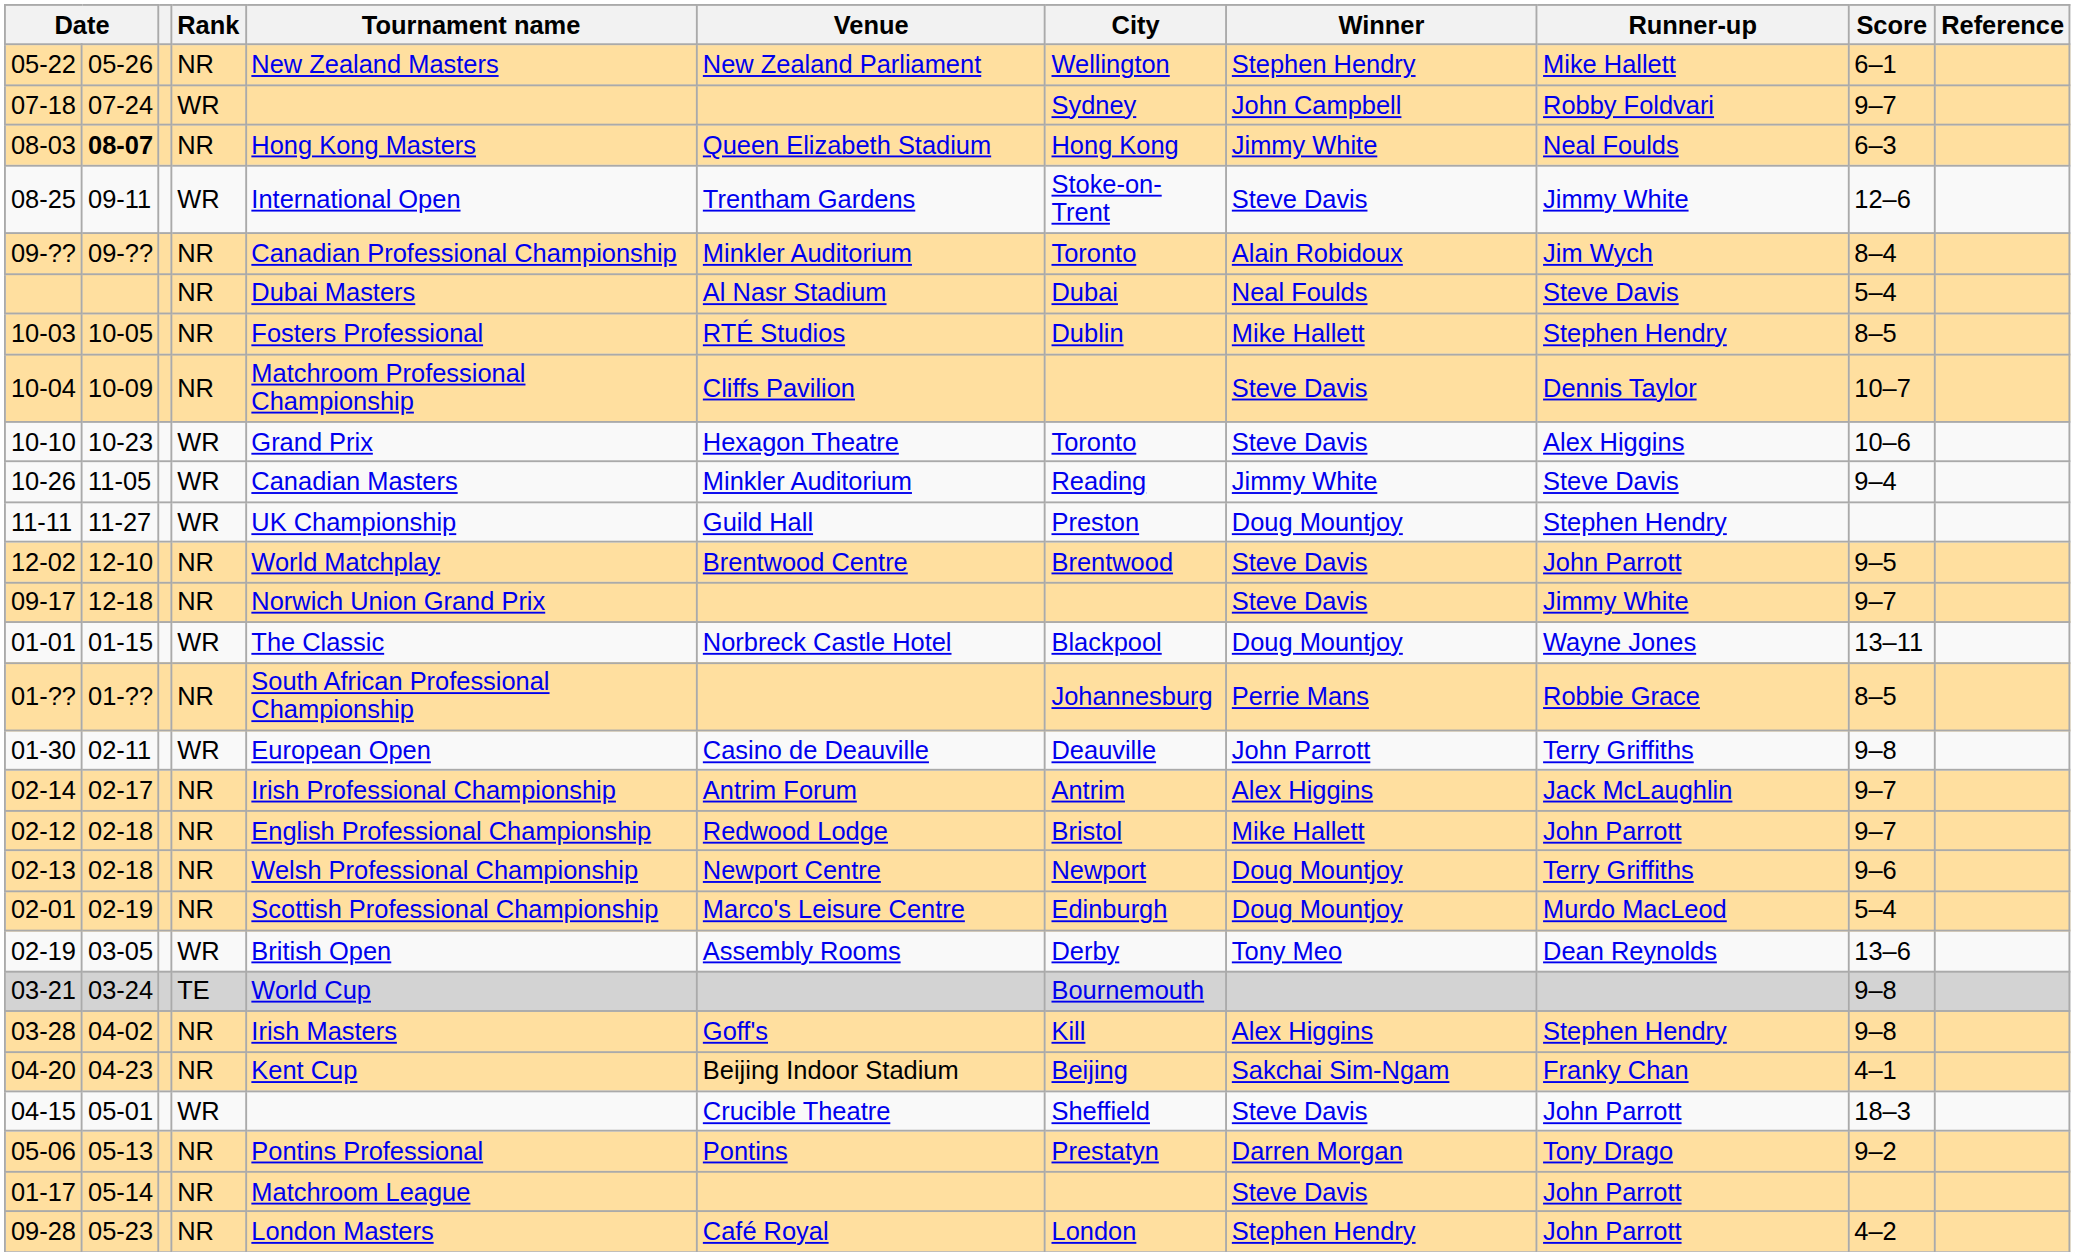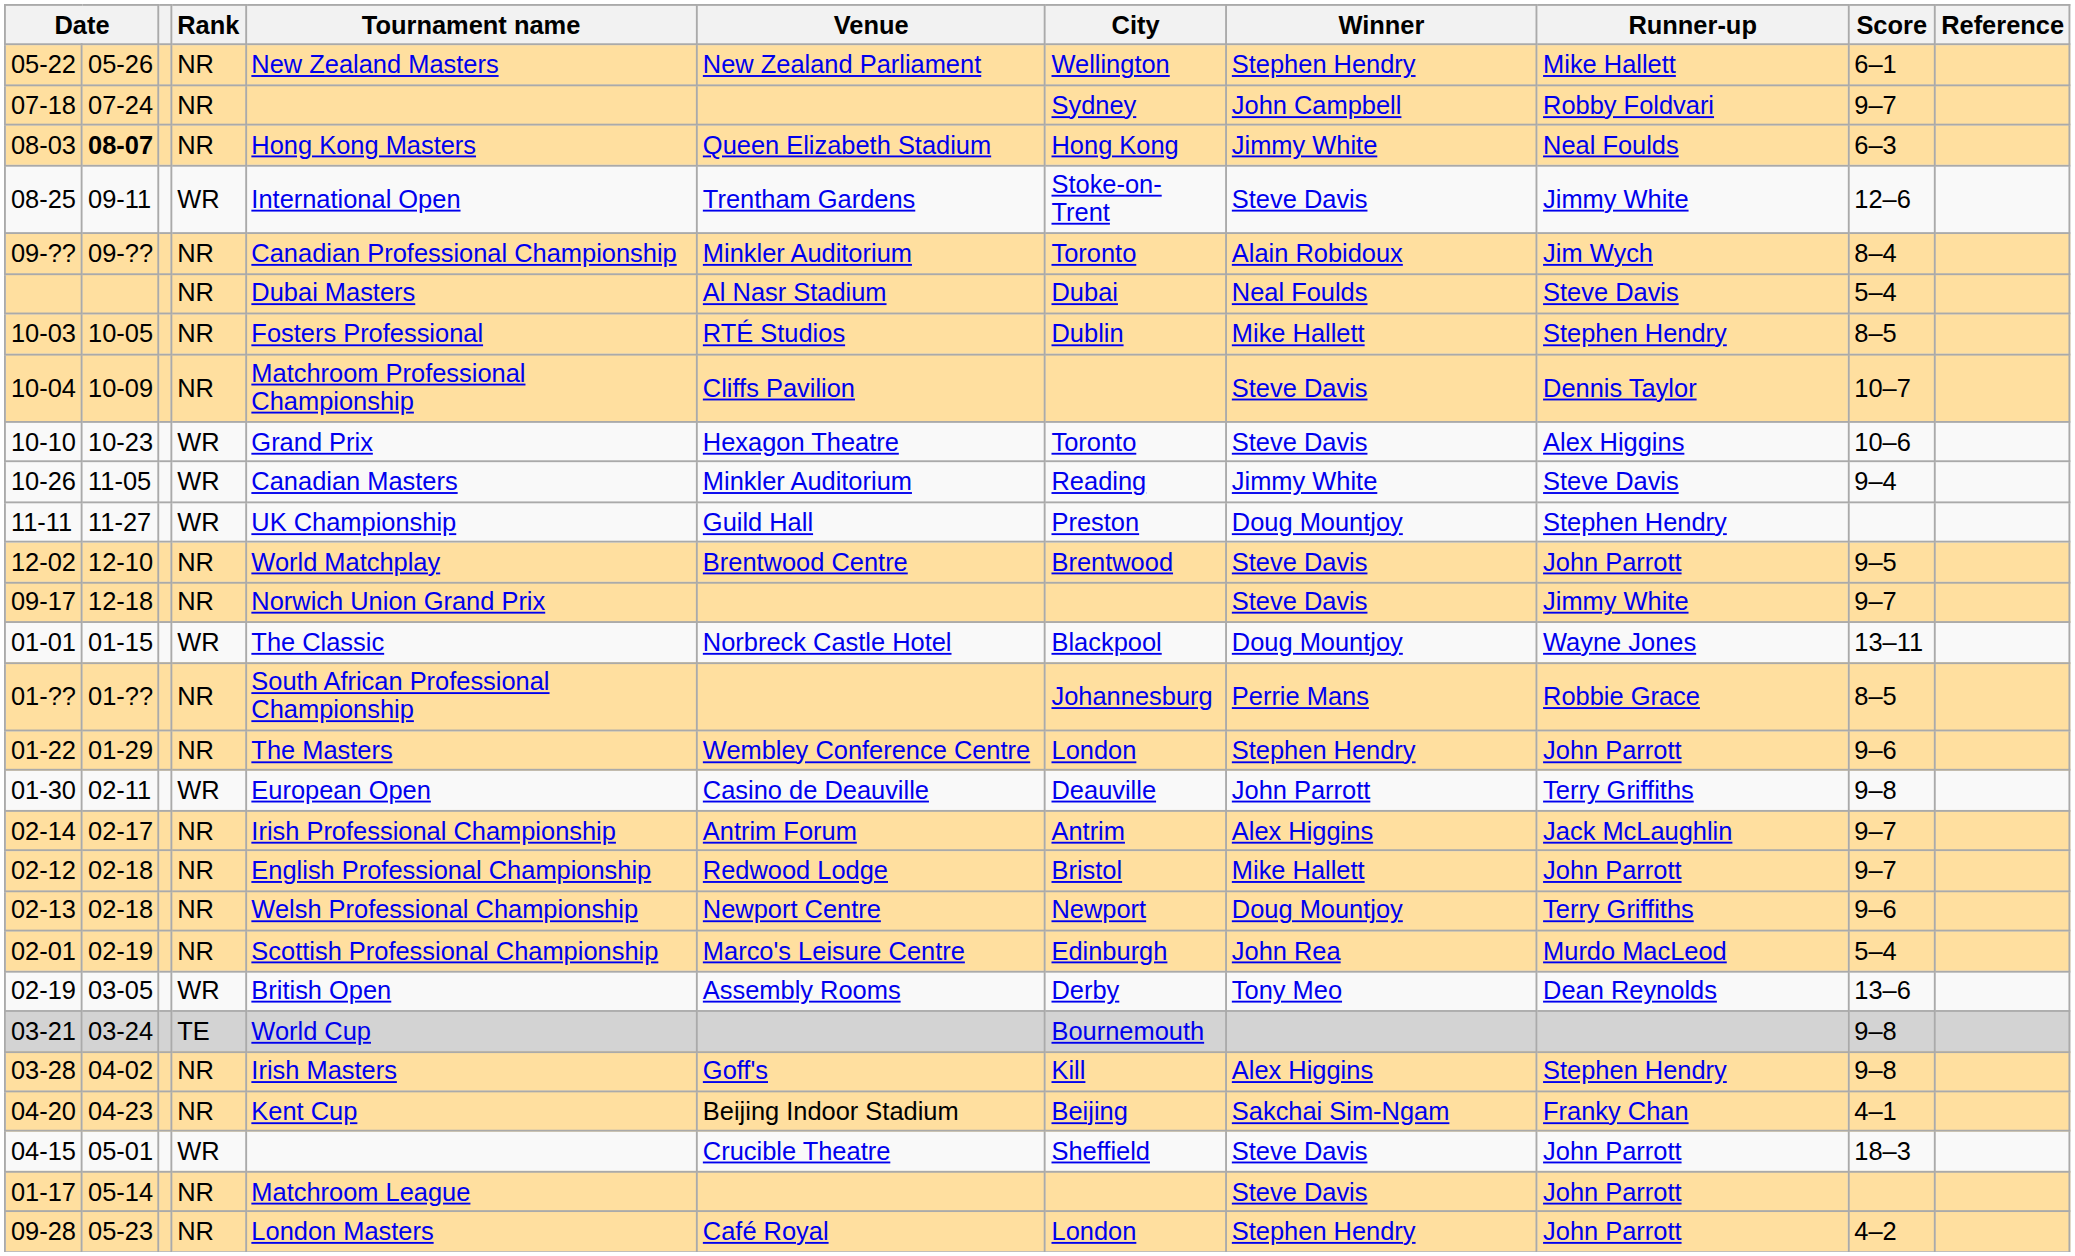(198, 105) WR -> (196, 105) NR
+ row: (43, 750)
(1317, 910) Doug Mountjoy -> (1286, 951) John Rea
- row: (43, 1151)
